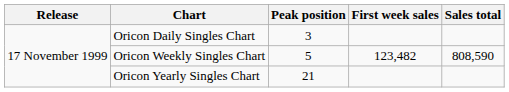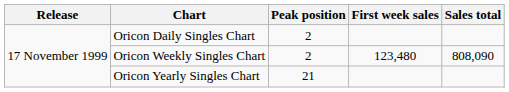(308, 35) 3 -> (308, 35) 2
(308, 55) 5 -> (308, 55) 2
(395, 55) 123,482 -> (395, 55) 123,480
(473, 55) 808,590 -> (473, 55) 808,090
